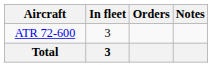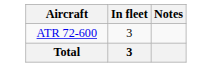- column: (151, 14)
